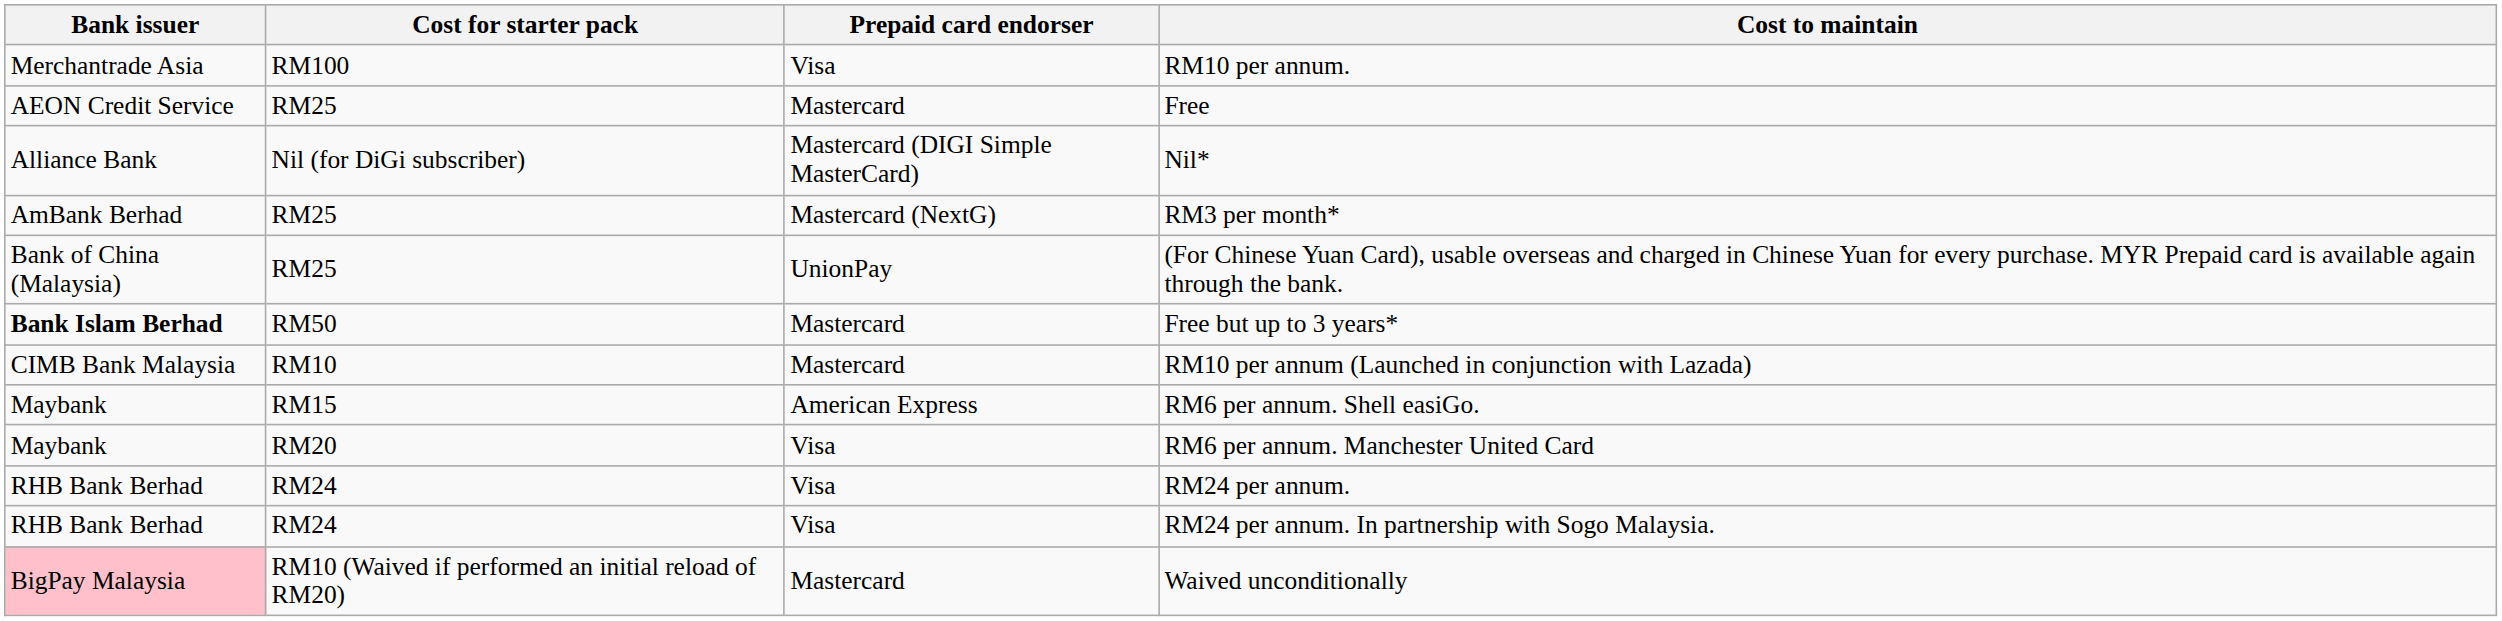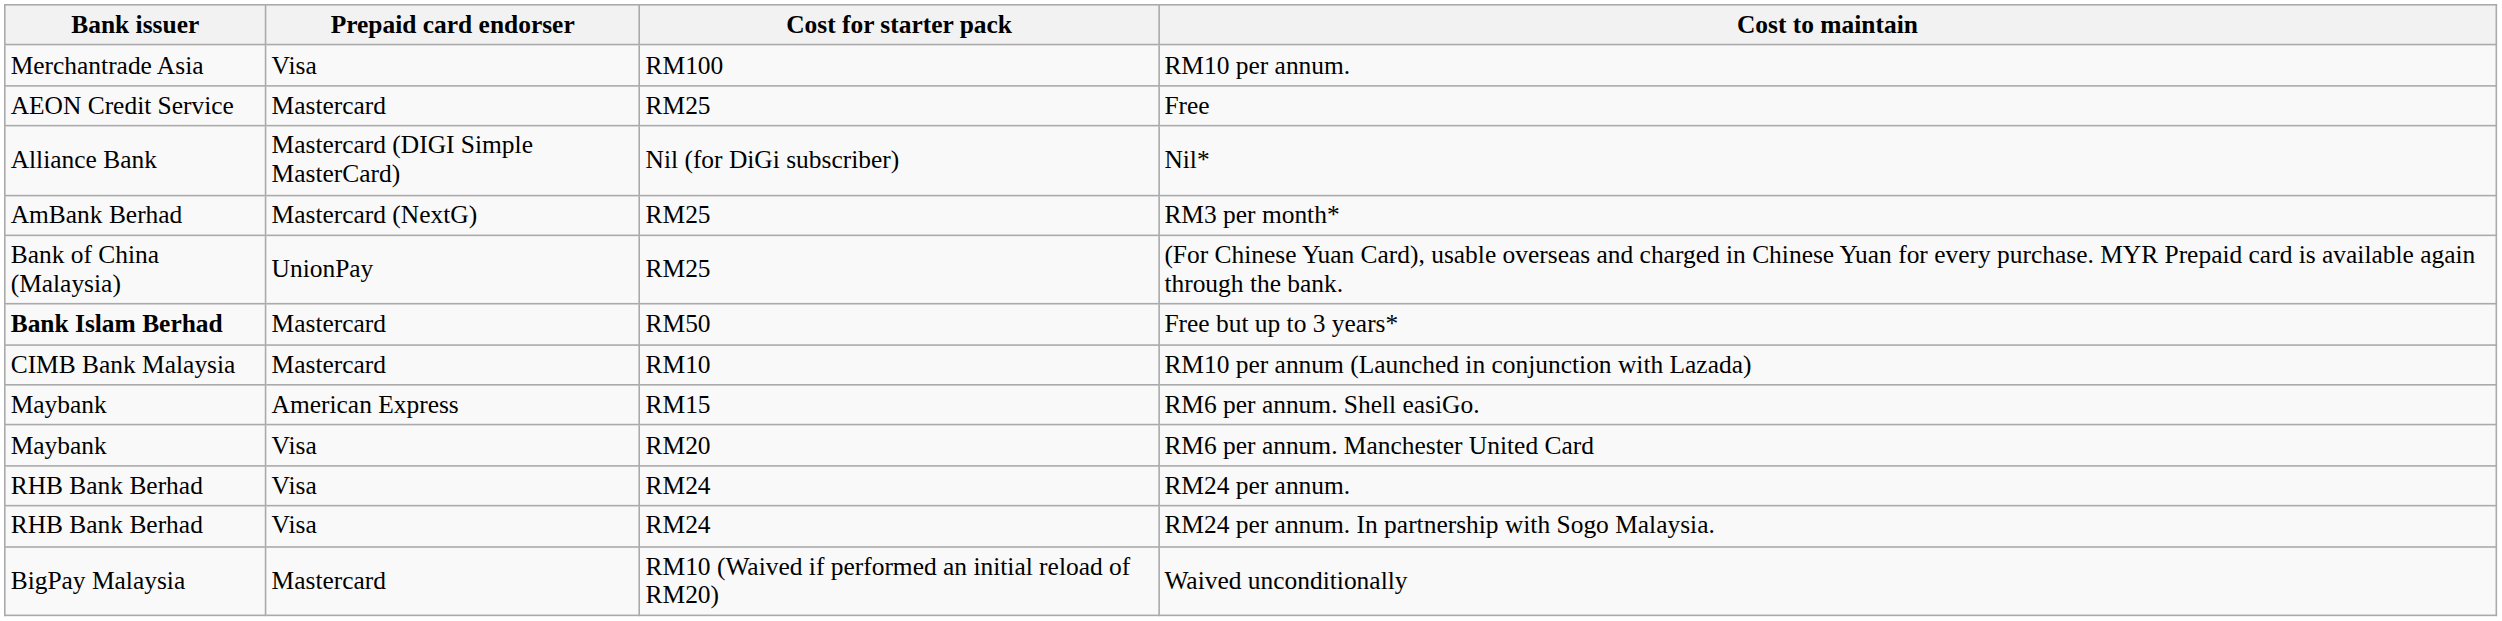columns swapped: (972, 24) <-> (525, 24)
(98, 580) pink background -> (98, 580) no background
